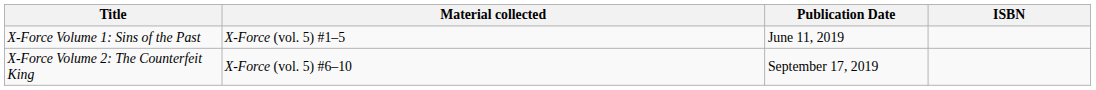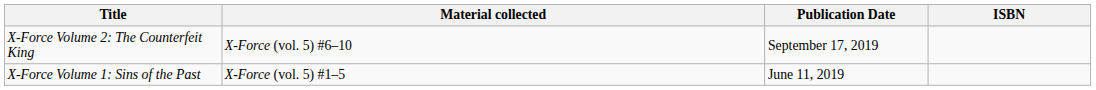rows swapped: (104, 37) <-> (105, 66)
